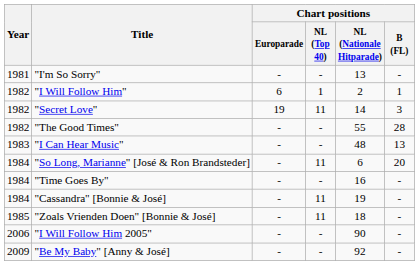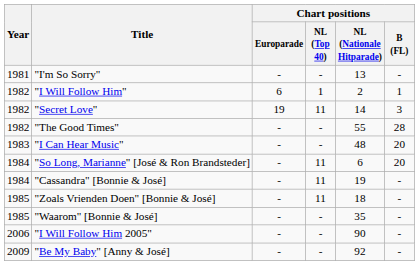(399, 145) 13 -> (399, 145) 20
- row: (72, 180)
+ row: (96, 216)
